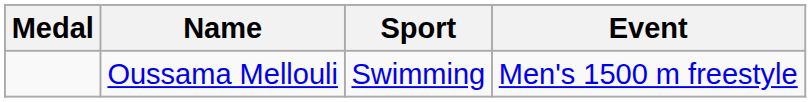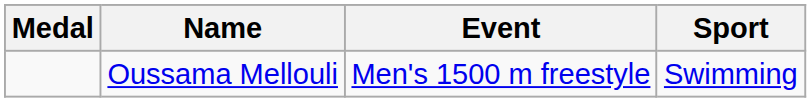columns swapped: (418, 28) <-> (648, 28)
